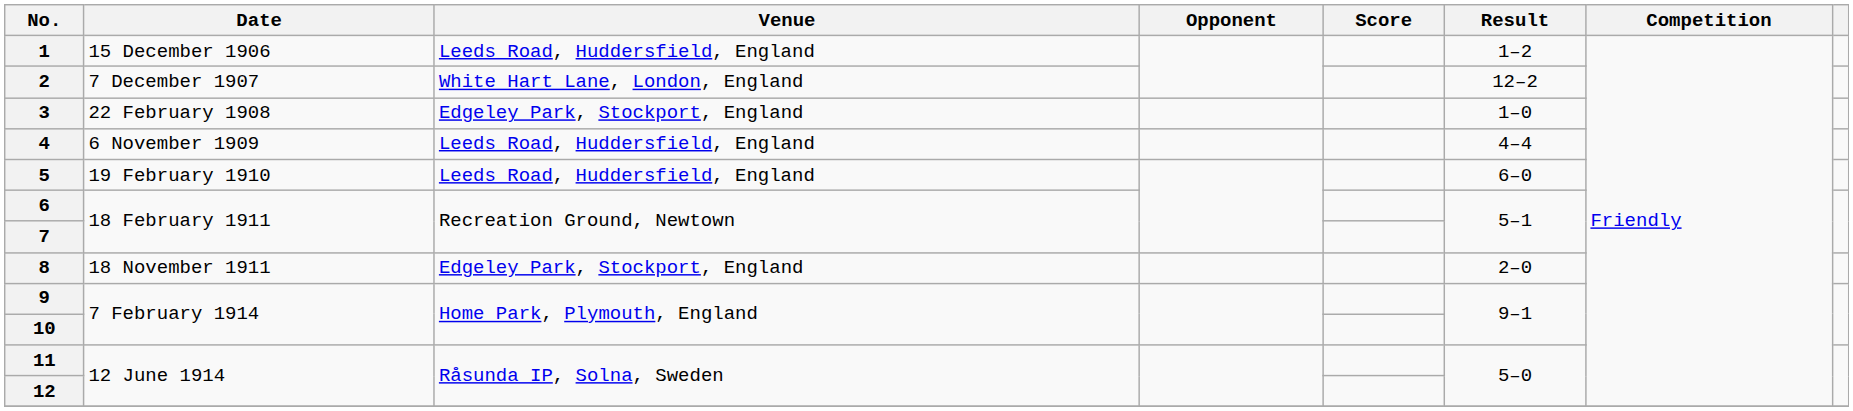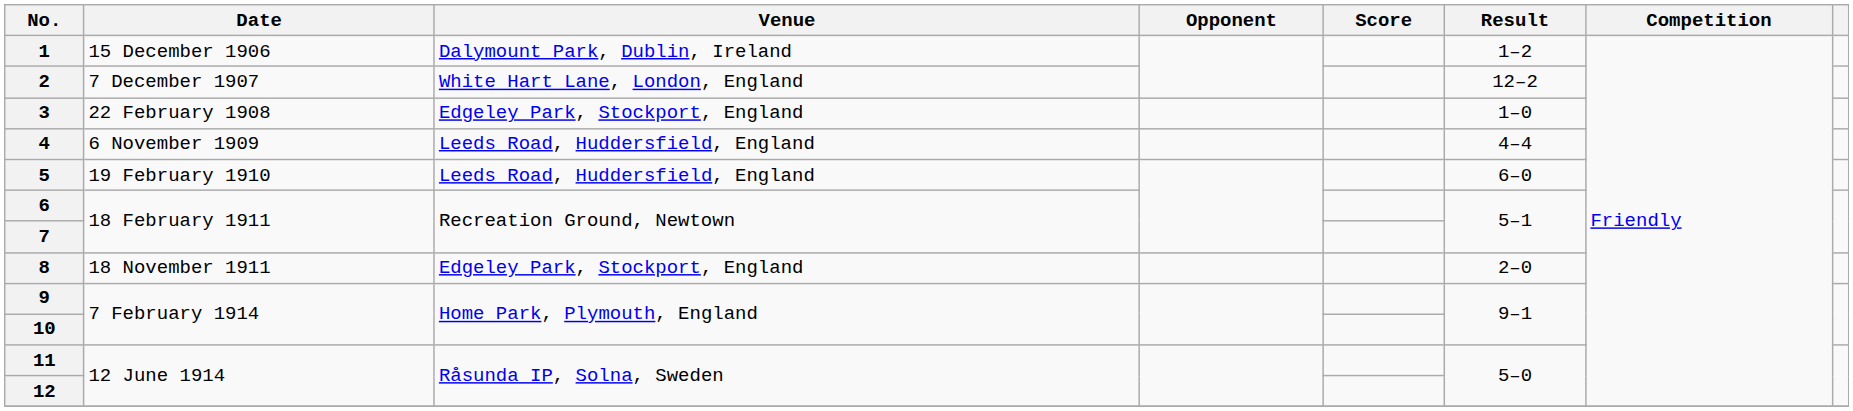(627, 51) Leeds Road, Huddersfield, England -> (615, 51) Dalymount Park, Dublin, Ireland
